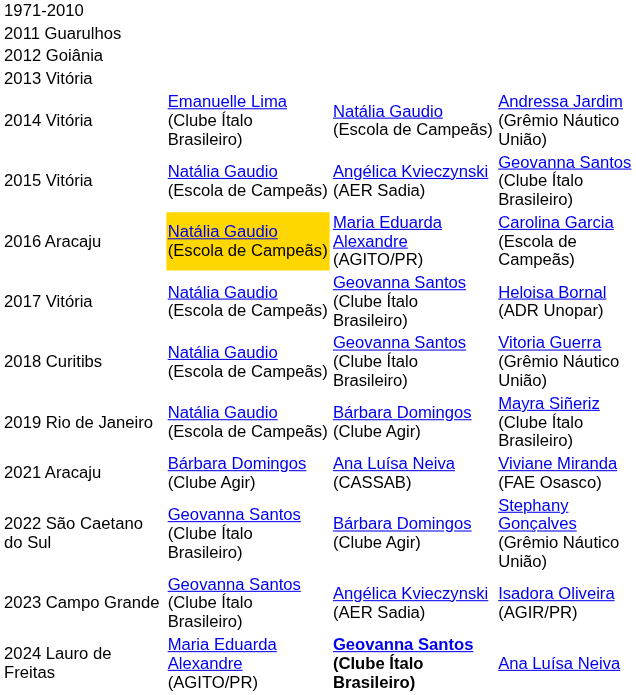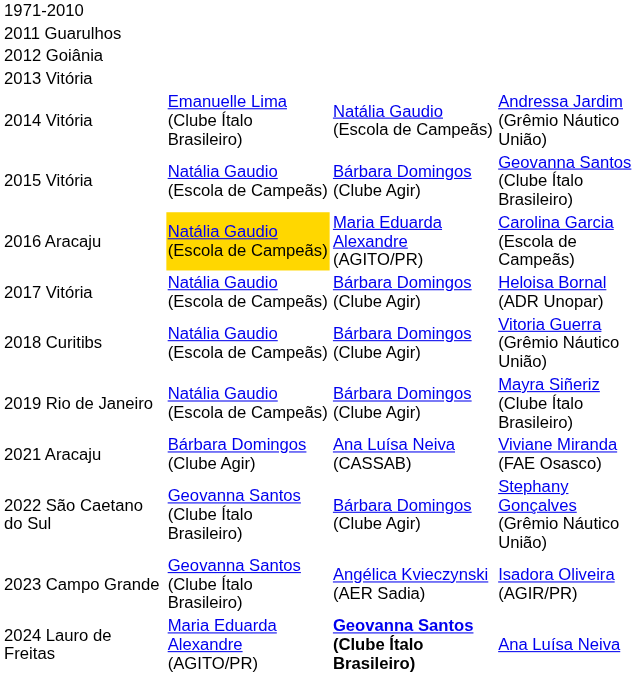(411, 181) Angélica Kvieczynski (AER Sadia) -> (402, 181) Bárbara Domingos (Clube Agir)
(400, 301) Geovanna Santos (Clube Ítalo Brasileiro) -> (402, 292) Bárbara Domingos (Clube Agir)
(400, 361) Geovanna Santos (Clube Ítalo Brasileiro) -> (402, 343) Bárbara Domingos (Clube Agir)
